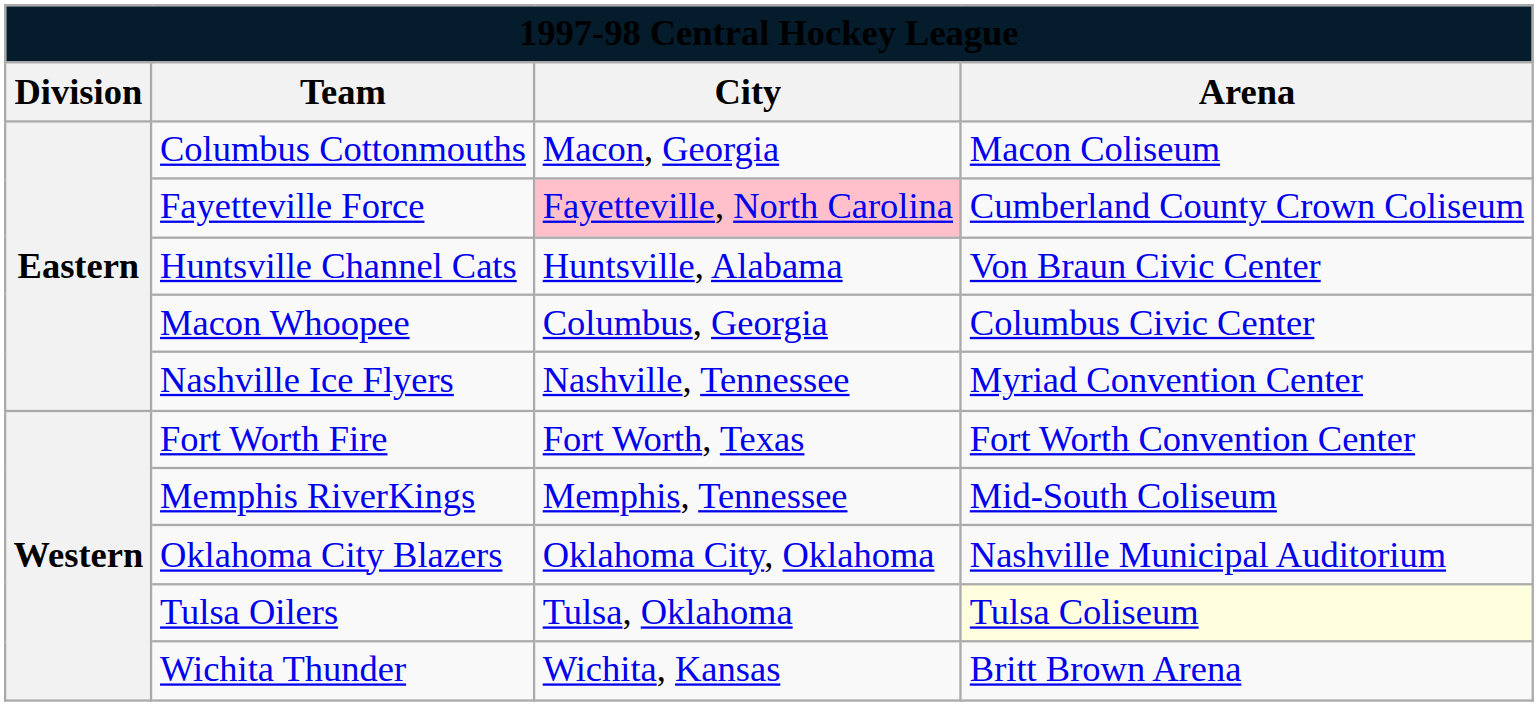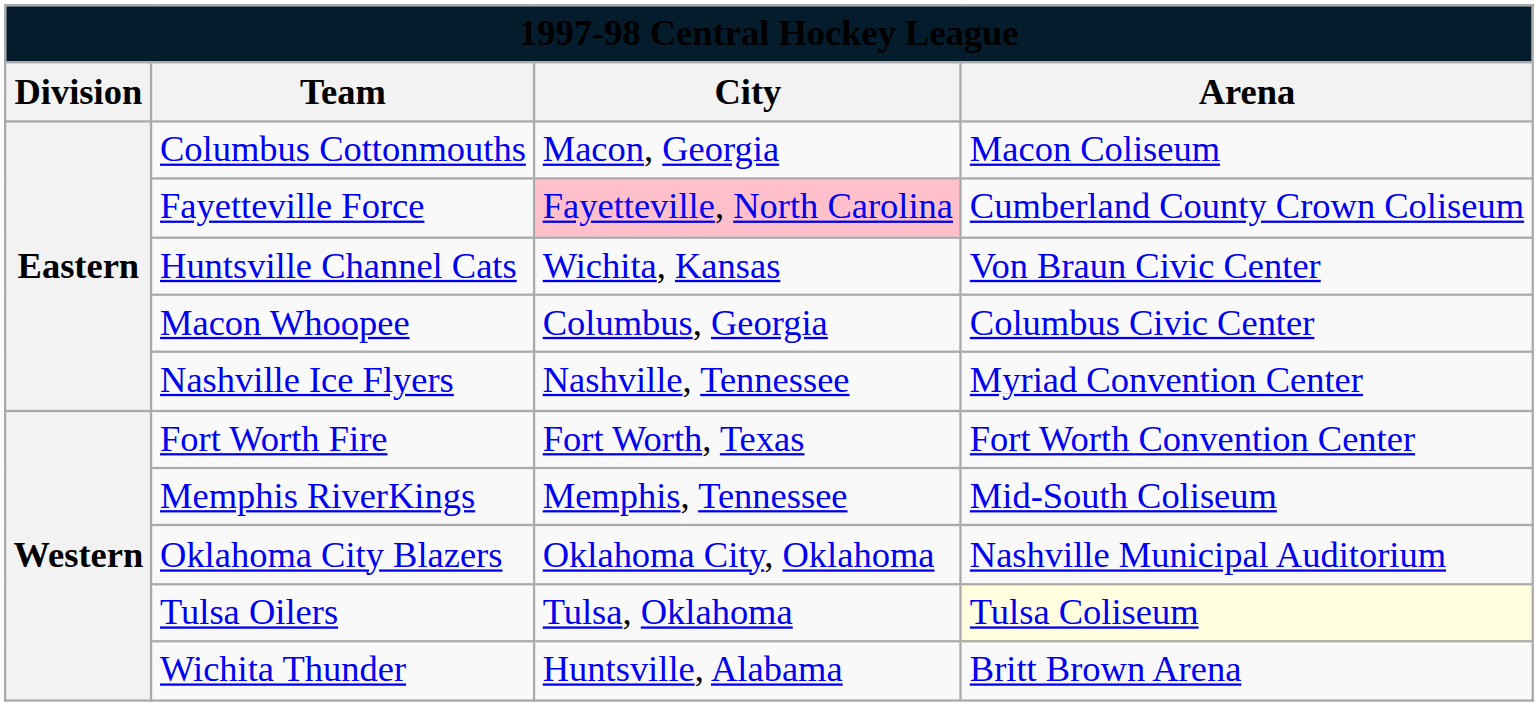(693, 264) Huntsville, Alabama -> (662, 264) Wichita, Kansas
(662, 669) Wichita, Kansas -> (693, 669) Huntsville, Alabama
